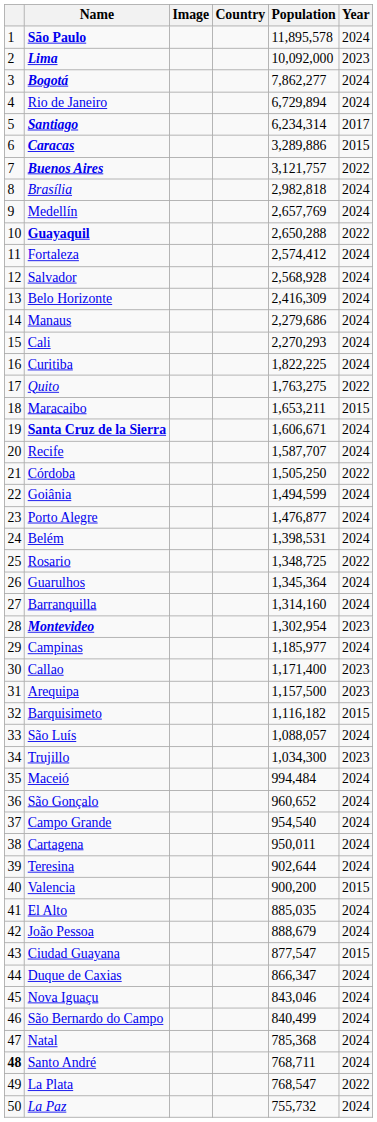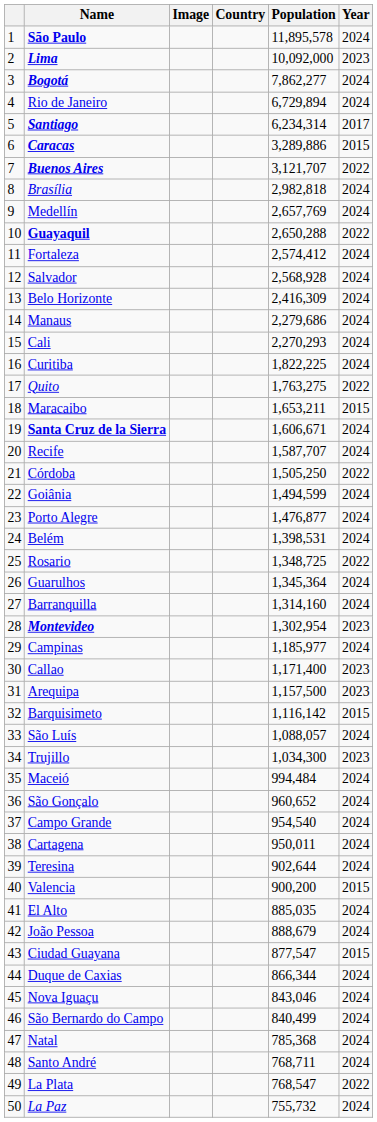(299, 168) 3,121,757 -> (299, 168) 3,121,707
(299, 713) 1,116,182 -> (299, 713) 1,116,142
(294, 975) 866,347 -> (294, 975) 866,344
(14, 1062) bold -> (14, 1062) normal
